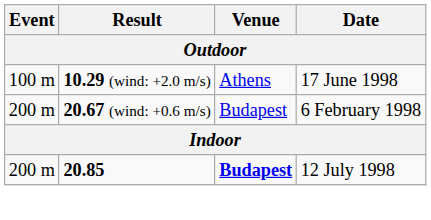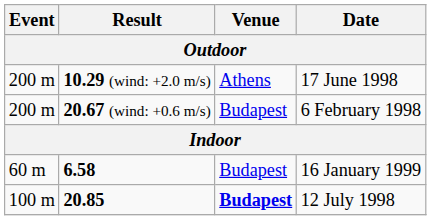(32, 79) 100 m -> (32, 79) 200 m
+ row: (79, 170)
(32, 170) 200 m -> (32, 200) 100 m
